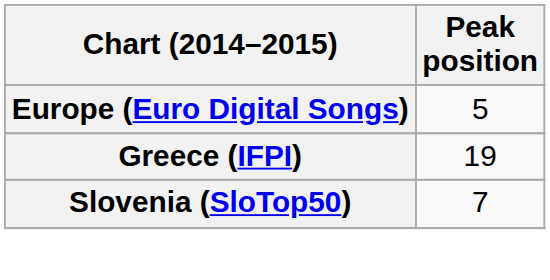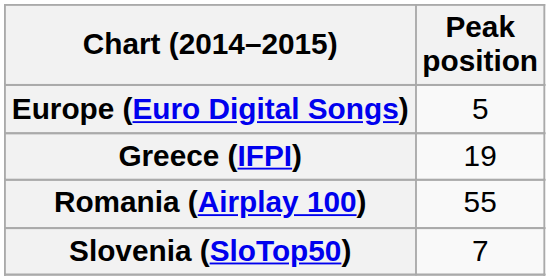+ row: (210, 203)
